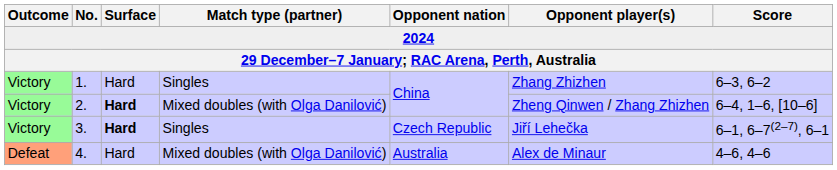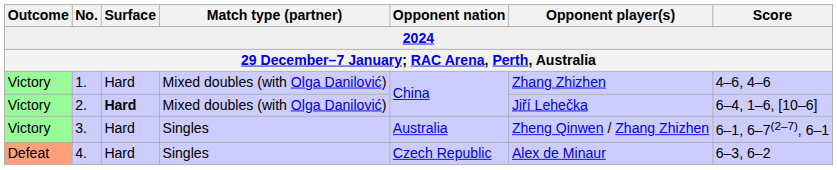(186, 82) Singles -> (274, 82) Mixed doubles (with Olga Danilović)
(743, 82) 6–3, 6–2 -> (743, 82) 4–6, 4–6
(611, 104) Zheng Qinwen / Zhang Zhizhen -> (550, 104) Jiří Lehečka
(120, 129) bold -> (120, 129) normal
(442, 129) Czech Republic -> (420, 129) Australia
(550, 129) Jiří Lehečka -> (611, 129) Zheng Qinwen / Zhang Zhizhen
(274, 153) Mixed doubles (with Olga Danilović) -> (186, 153) Singles
(420, 153) Australia -> (442, 153) Czech Republic
(743, 153) 4–6, 4–6 -> (743, 153) 6–3, 6–2
